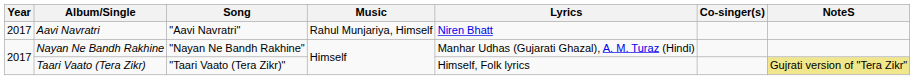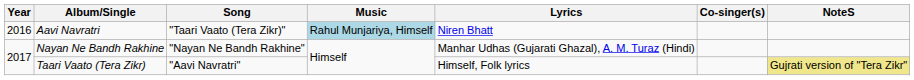(19, 30) 2017 -> (19, 30) 2016
(205, 30) "Aavi Navratri" -> (227, 30) "Taari Vaato (Tera Zikr)"
(371, 30) no background -> (371, 30) lightblue background
(227, 65) "Taari Vaato (Tera Zikr)" -> (205, 65) "Aavi Navratri"
